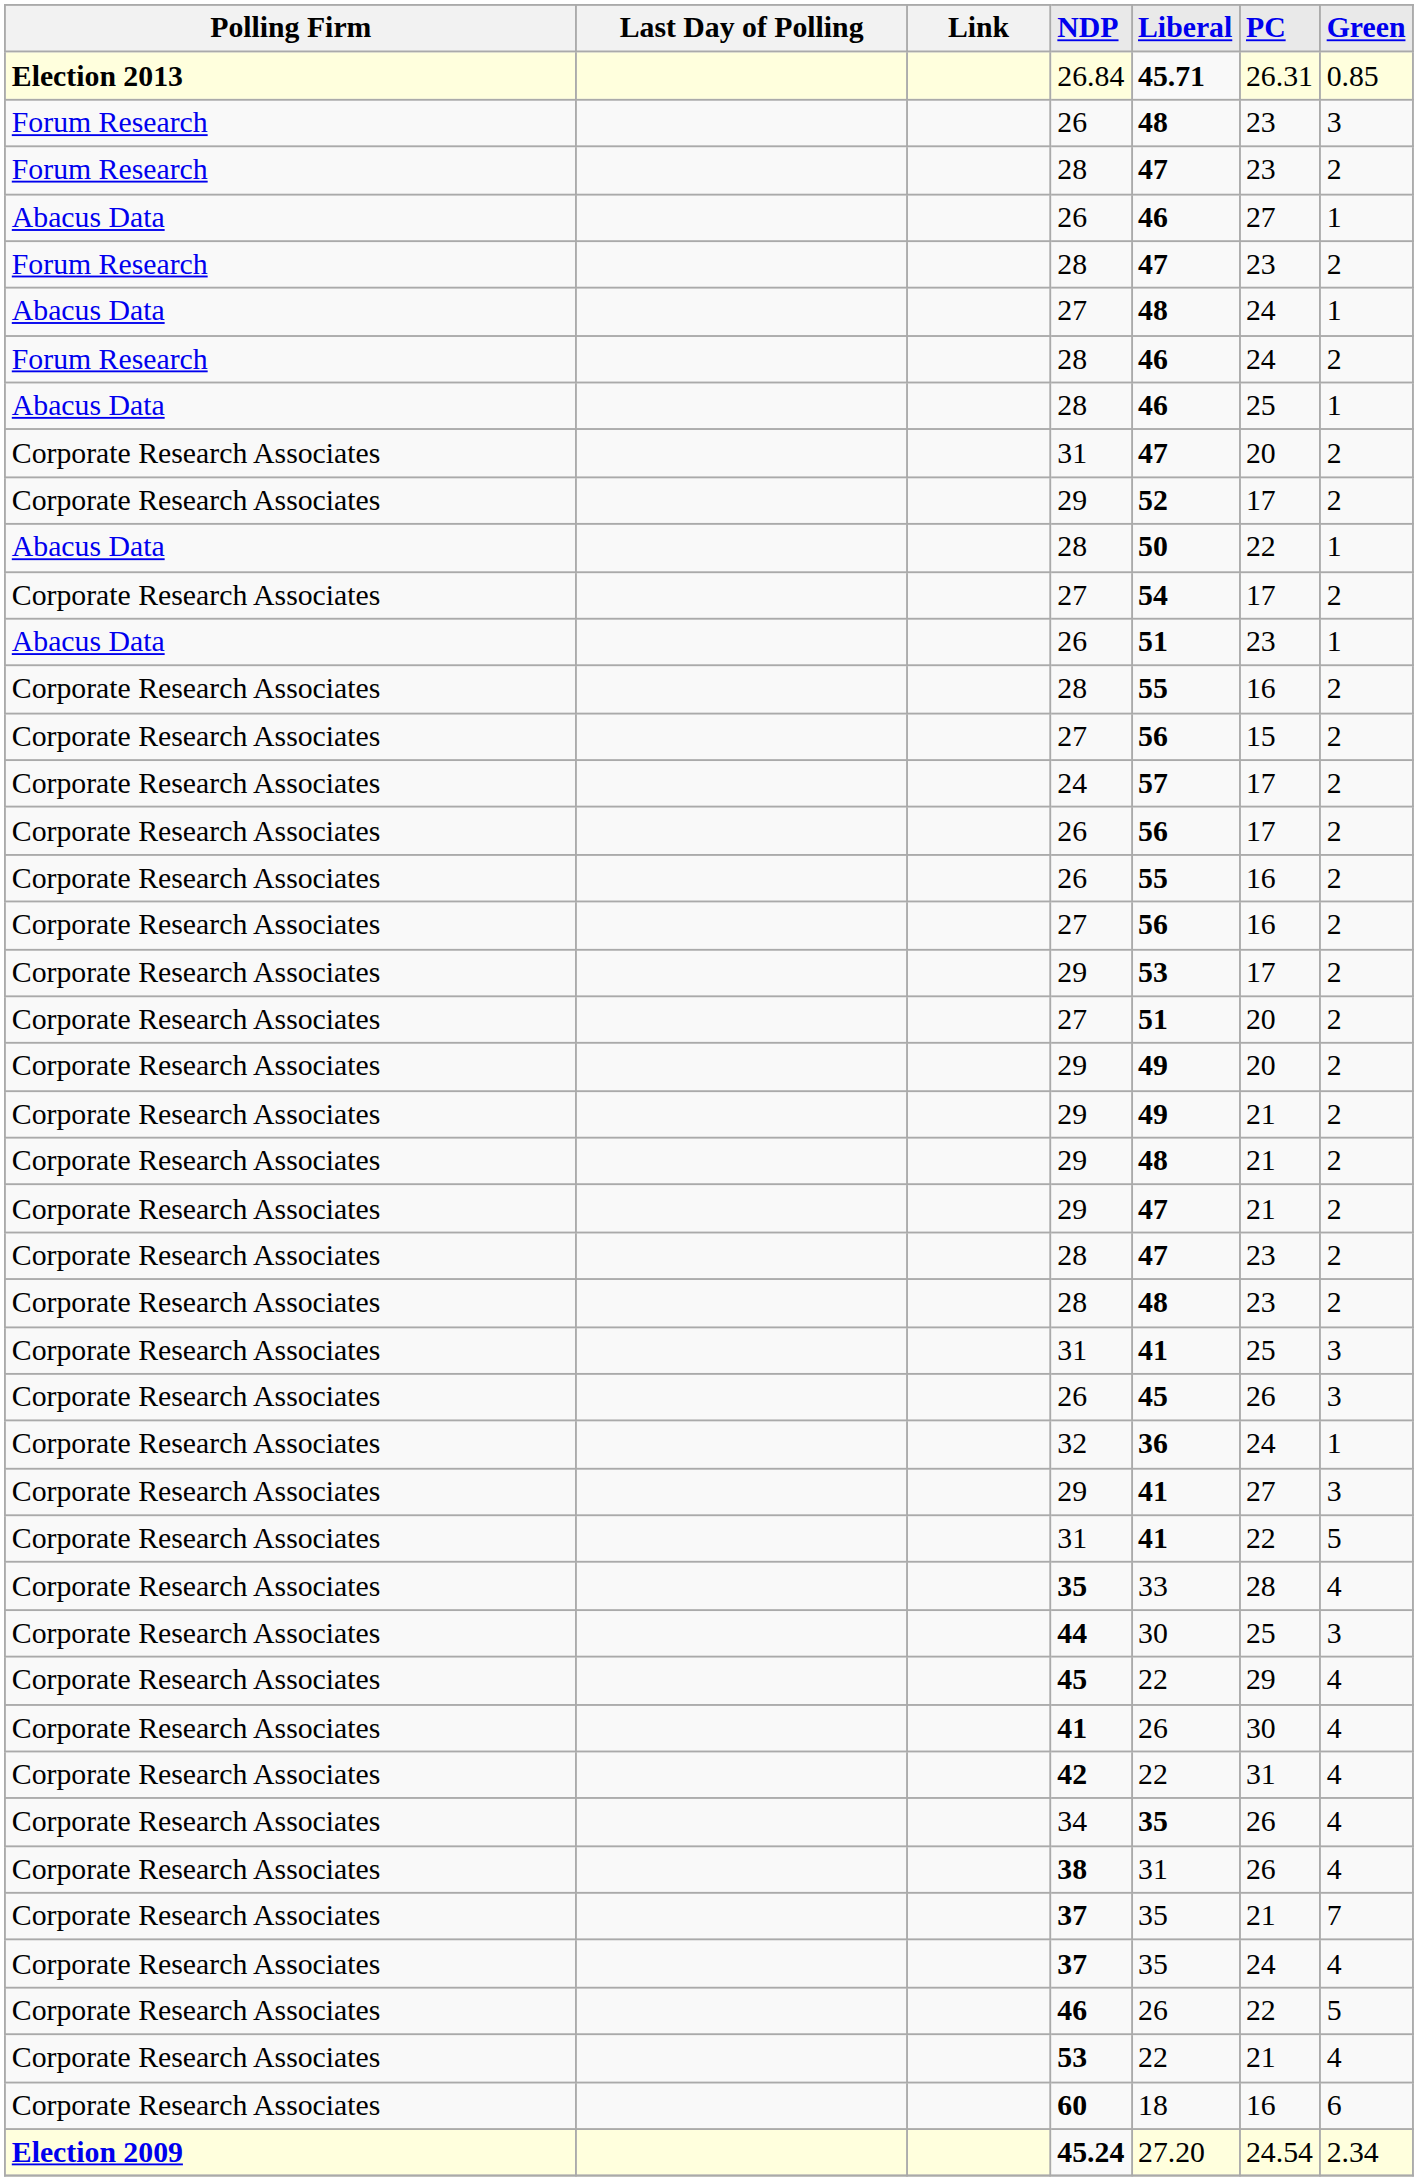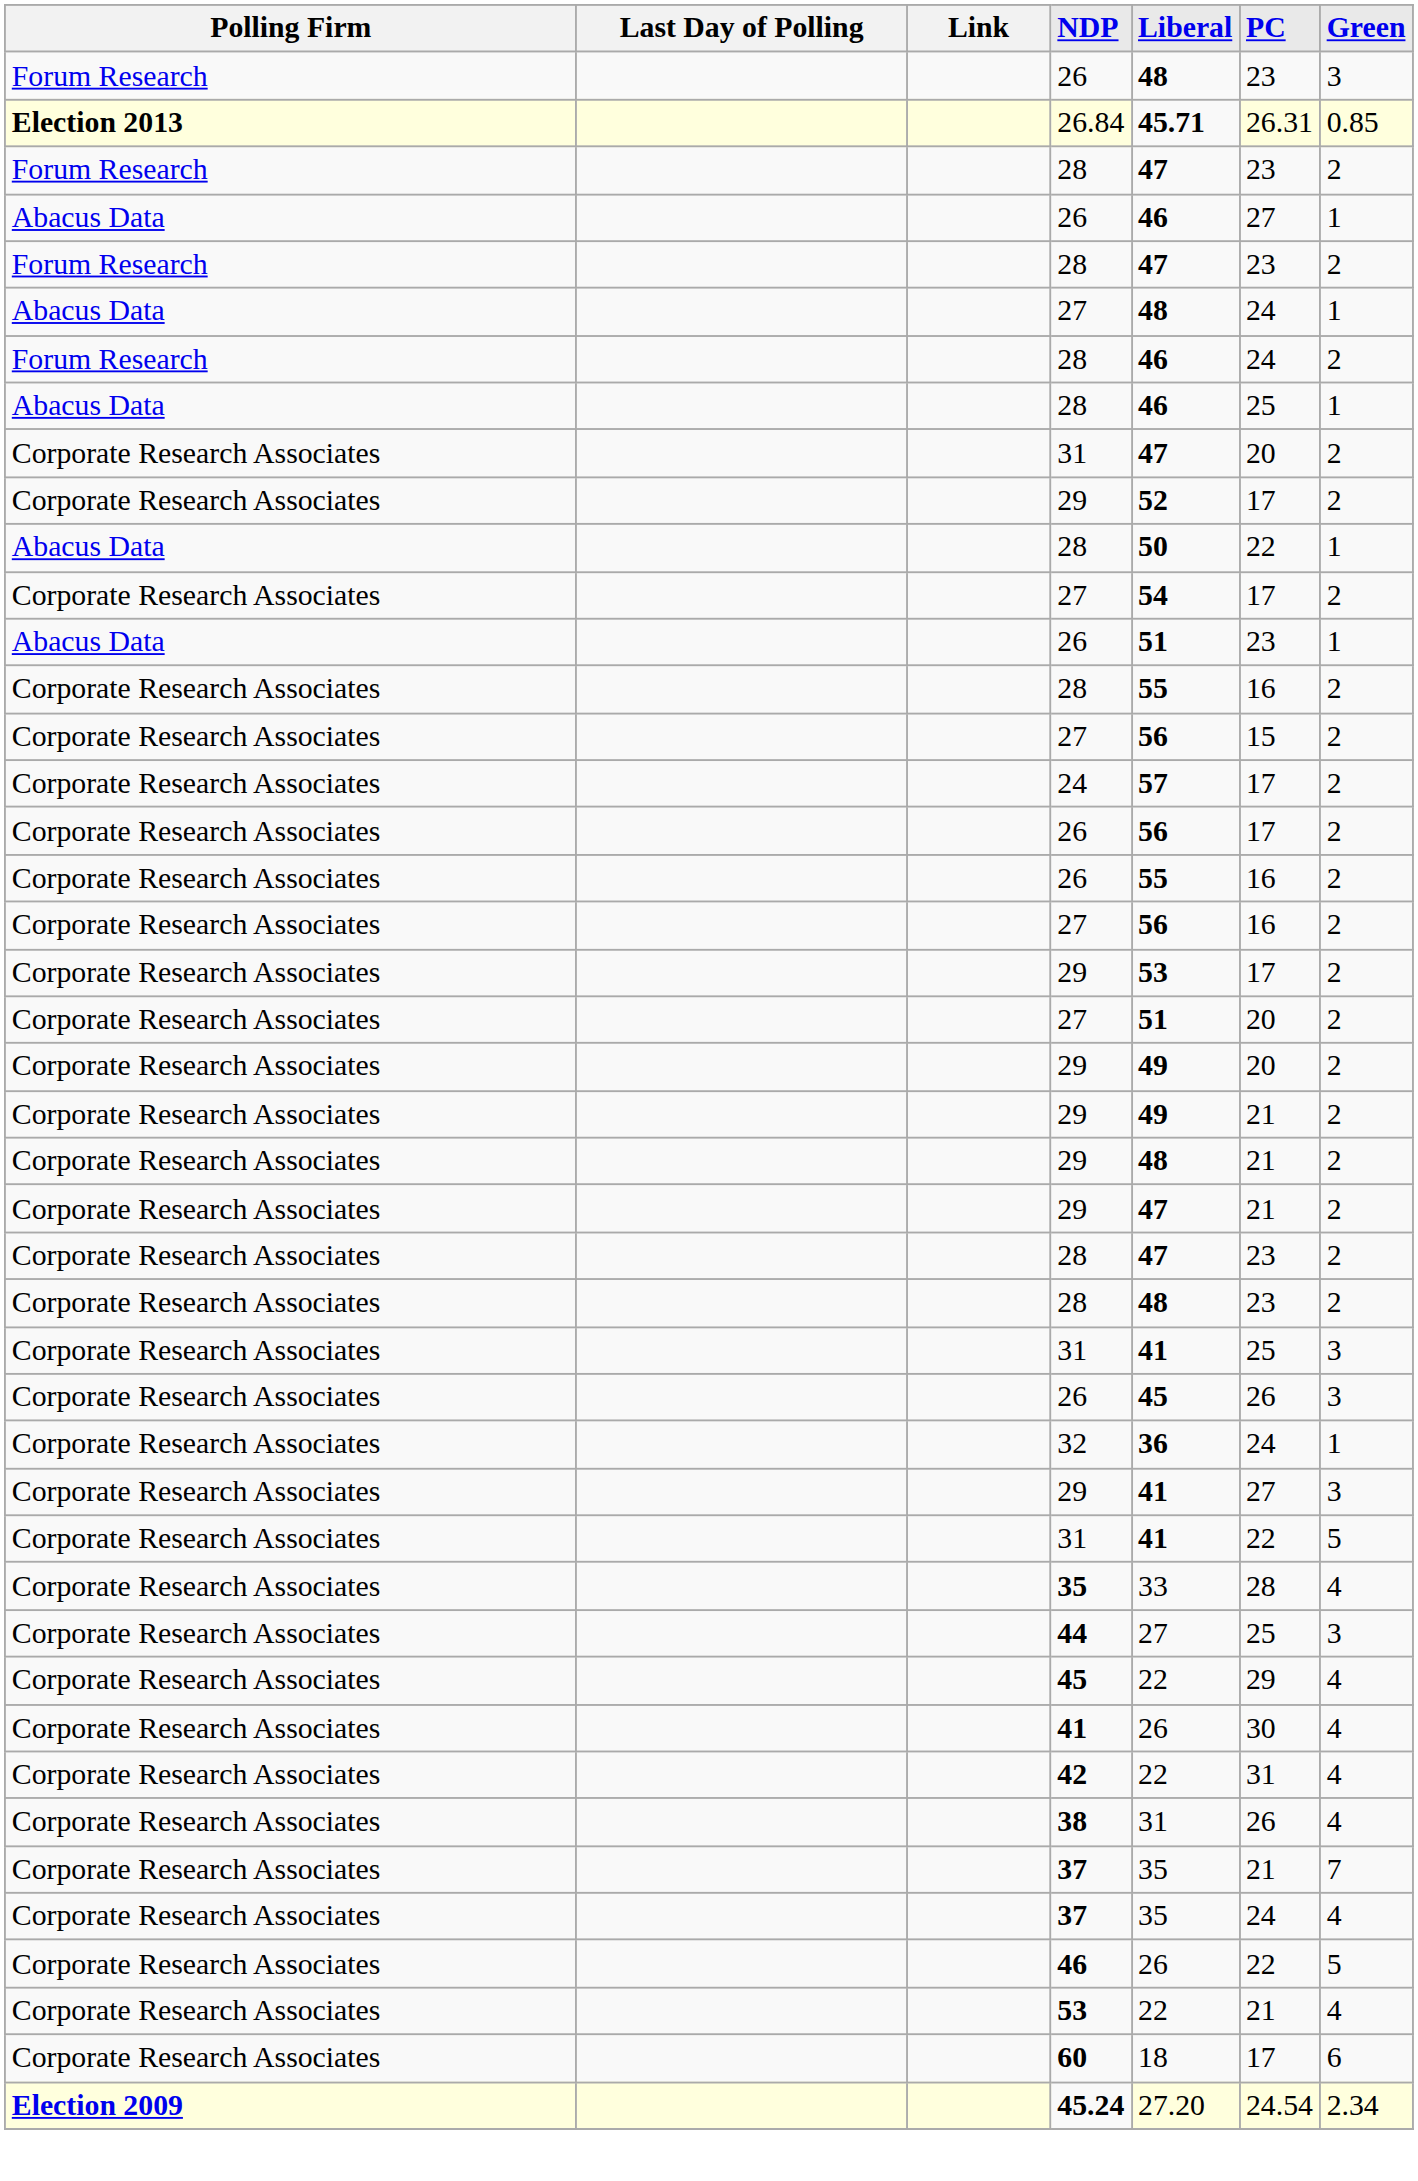rows swapped: (97, 75) <-> (110, 122)
(1153, 1632) 30 -> (1153, 1632) 27
- row: (196, 1821)
(1261, 2104) 16 -> (1261, 2057) 17
